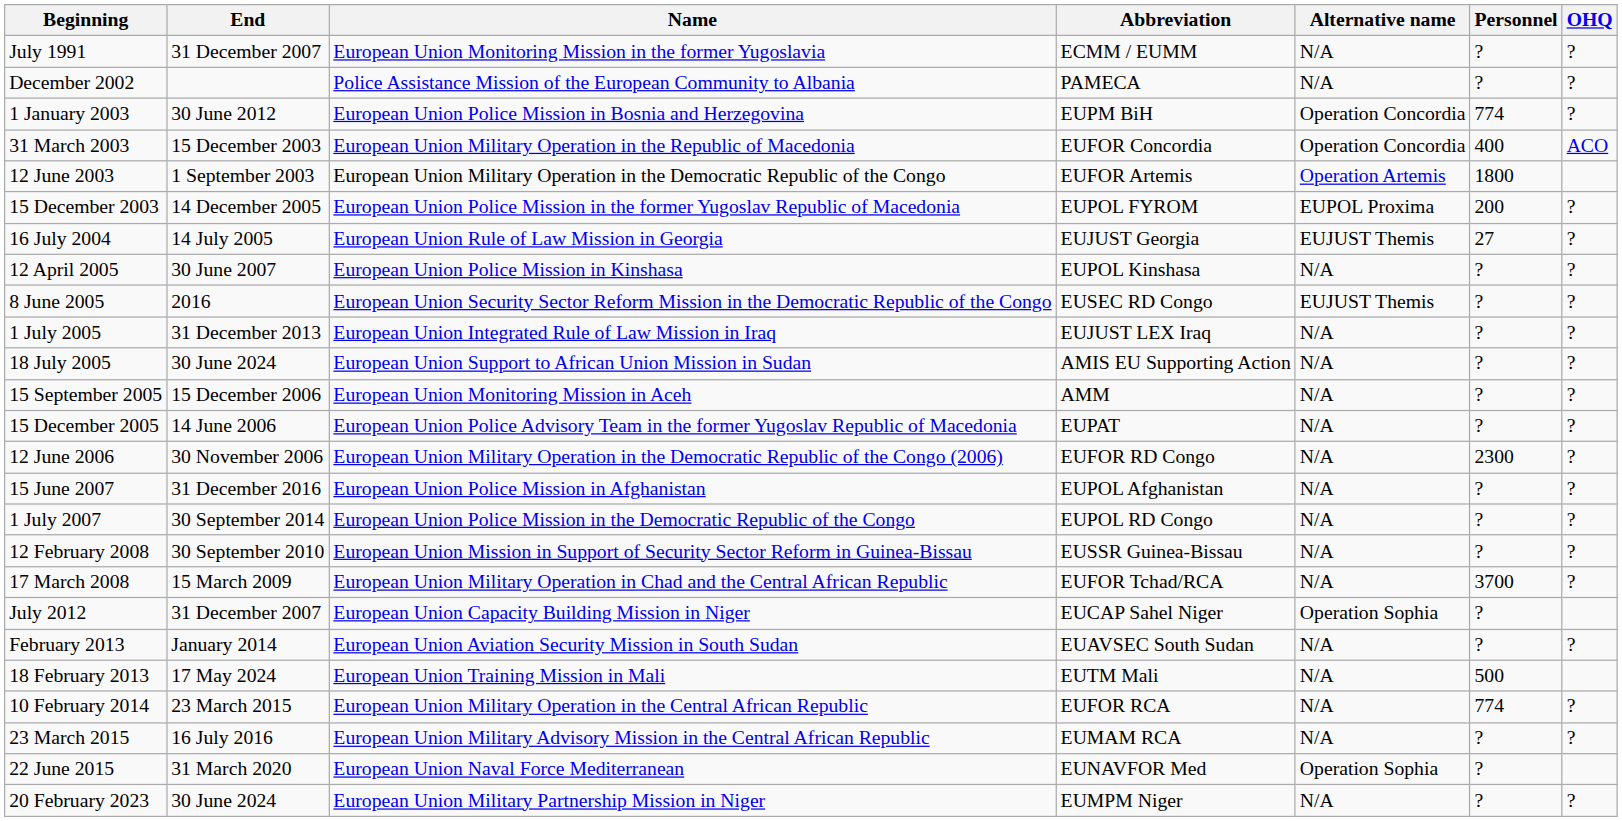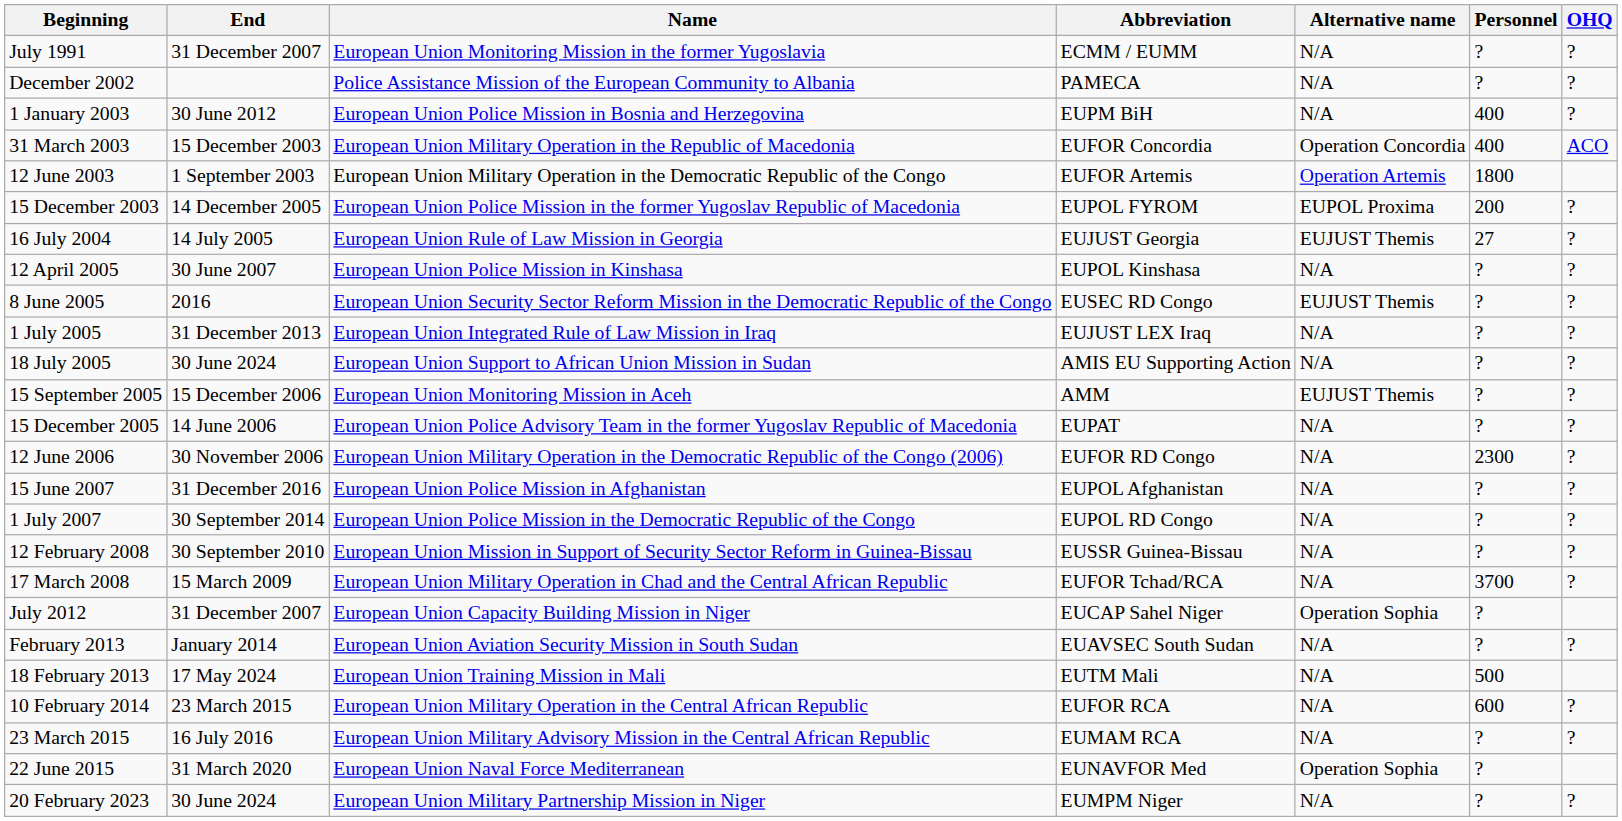(1383, 113) Operation Concordia -> (1317, 113) N/A
(1489, 113) 774 -> (1489, 113) 400
(1317, 394) N/A -> (1367, 394) EUJUST Themis
(1489, 706) 774 -> (1489, 706) 600
